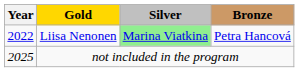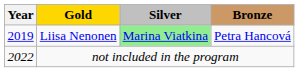(21, 35) 2022 -> (21, 35) 2019
(21, 56) 2025 -> (21, 56) 2022
